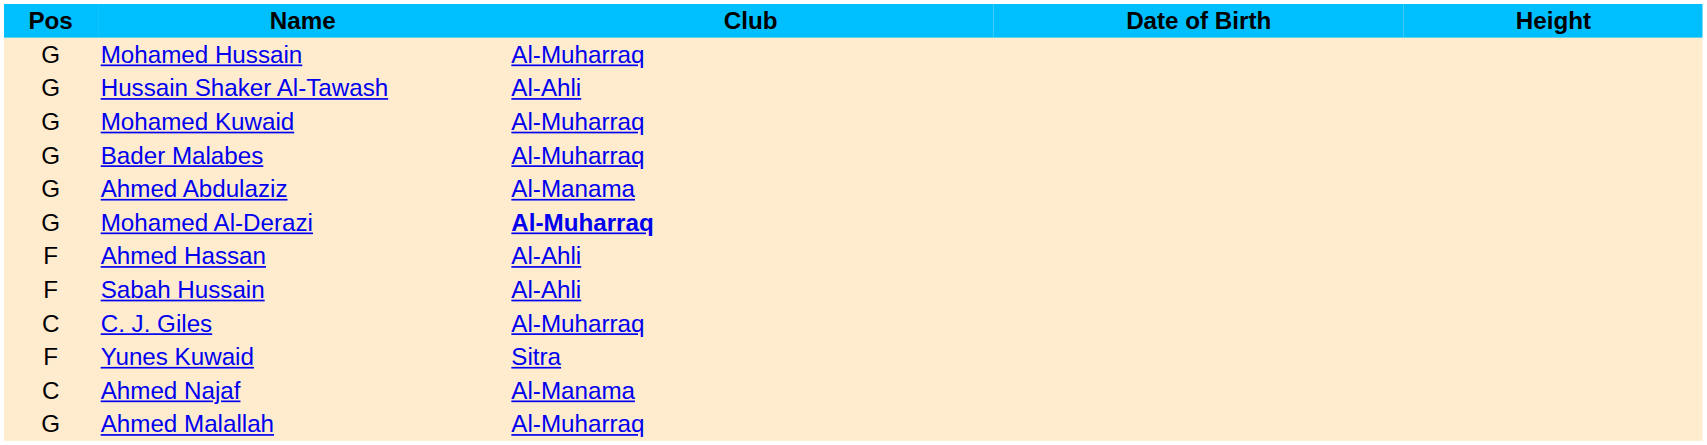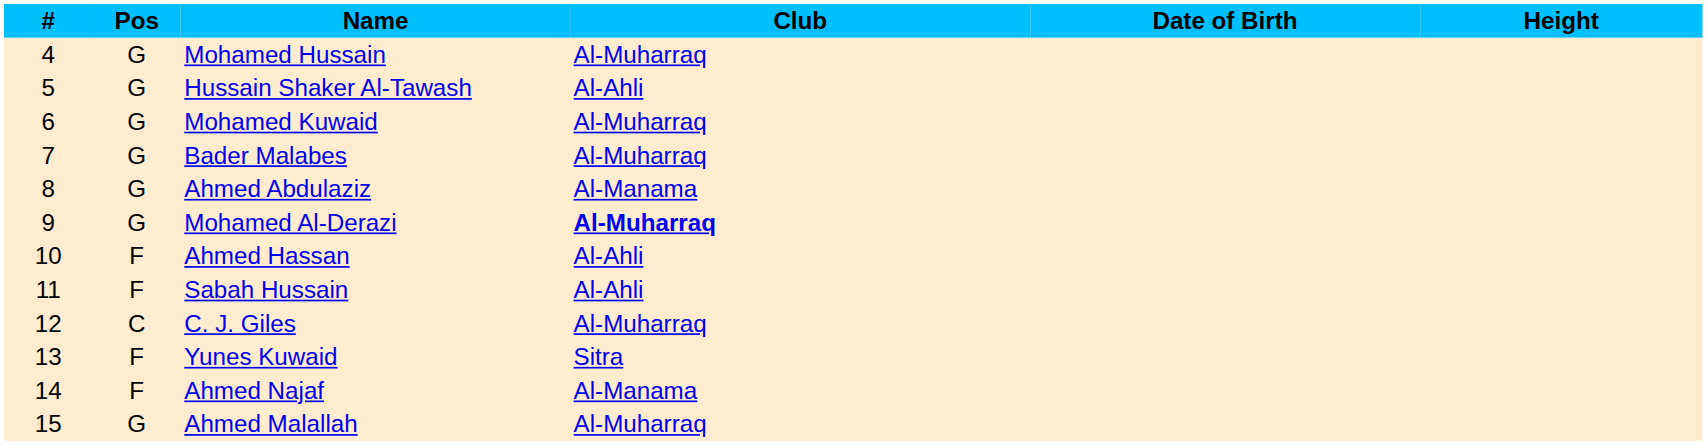+ column: (48, 21)
(51, 390) C -> (137, 390) F
